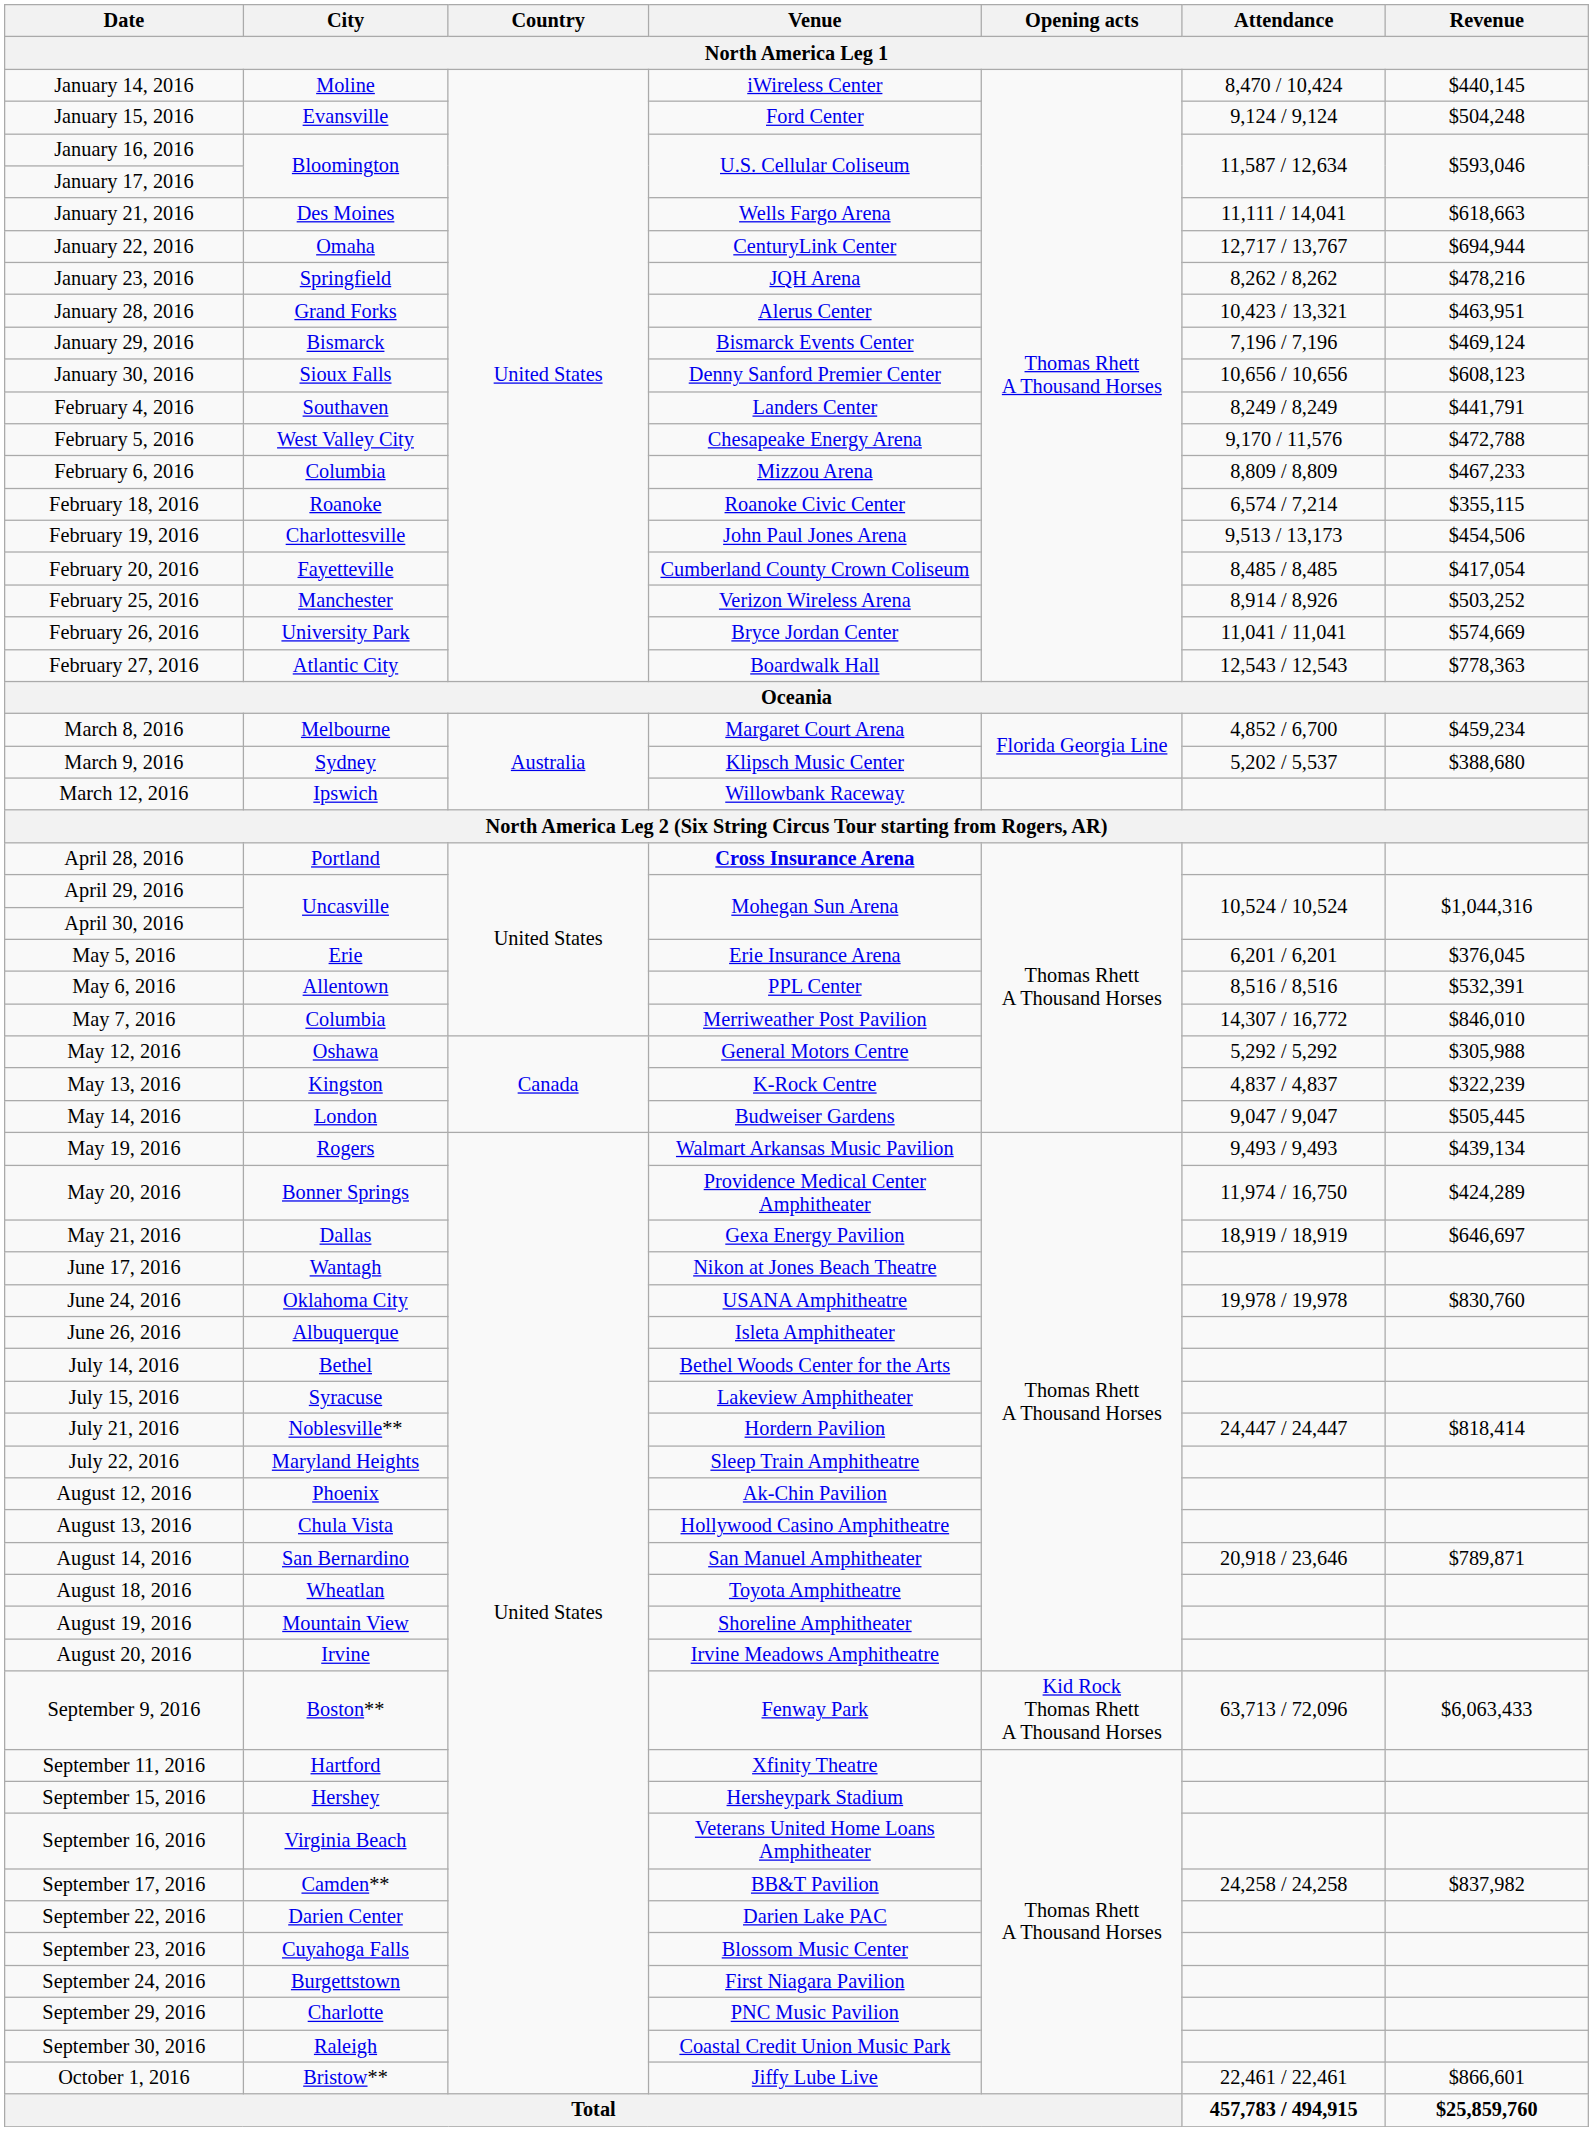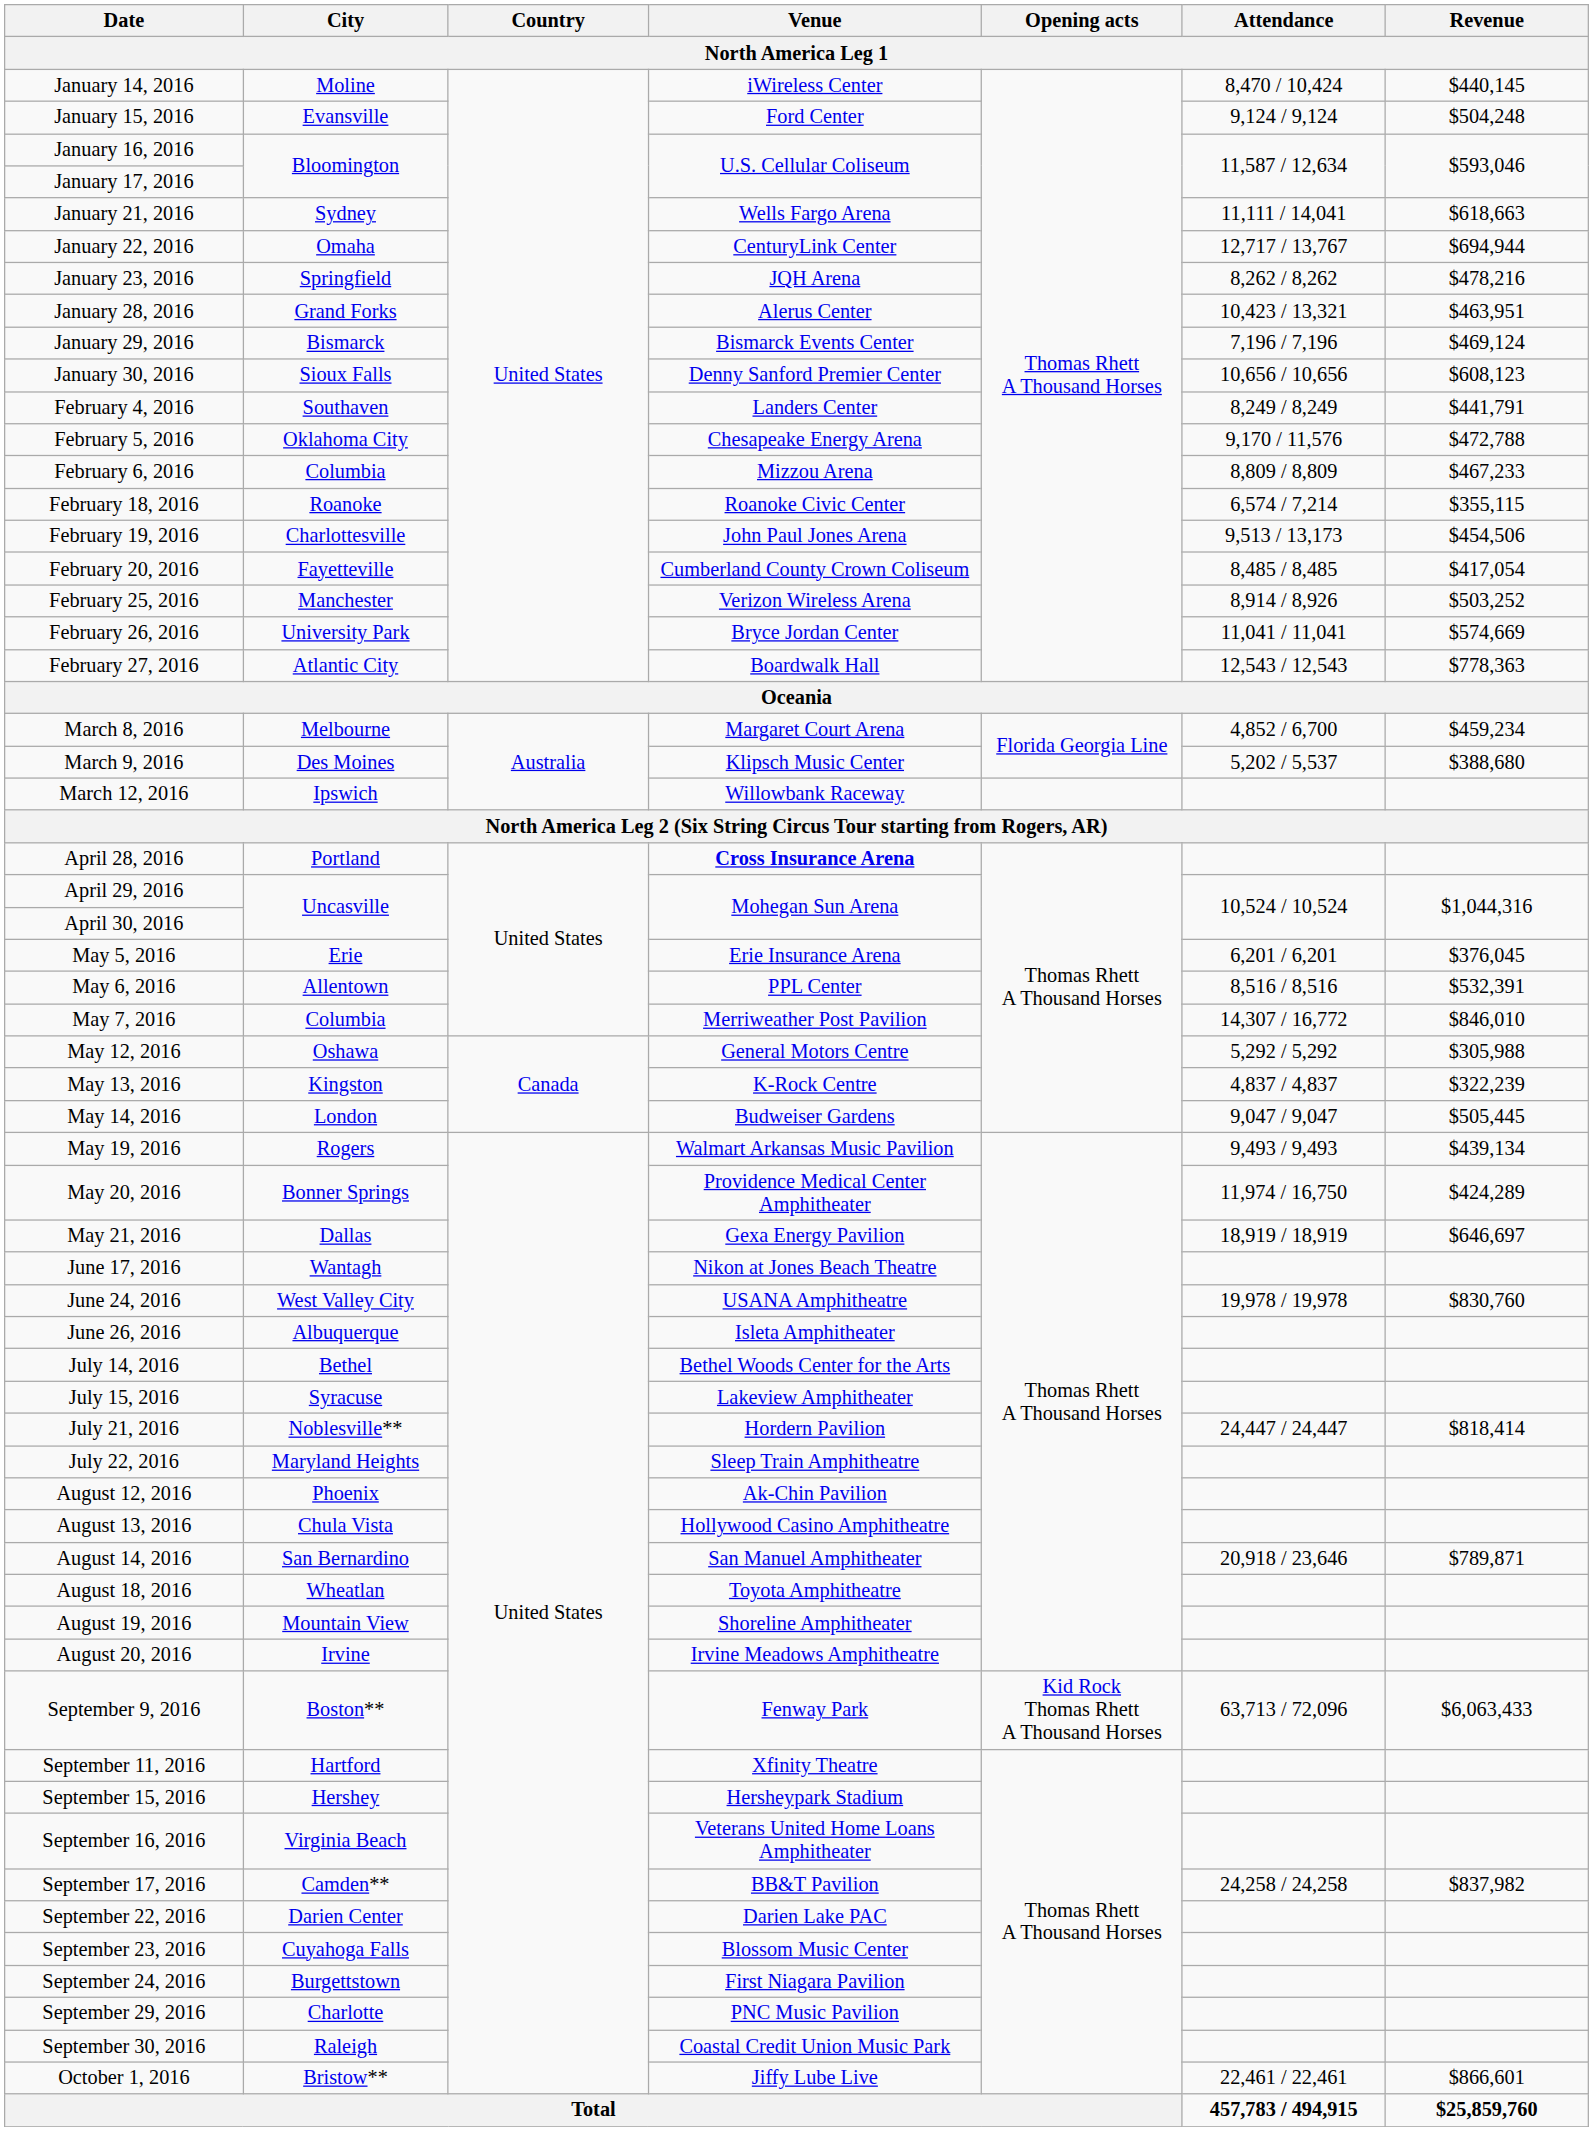(346, 213) Des Moines -> (345, 213) Sydney
(345, 439) West Valley City -> (345, 439) Oklahoma City
(345, 761) Sydney -> (346, 761) Des Moines
(345, 1300) Oklahoma City -> (345, 1300) West Valley City
